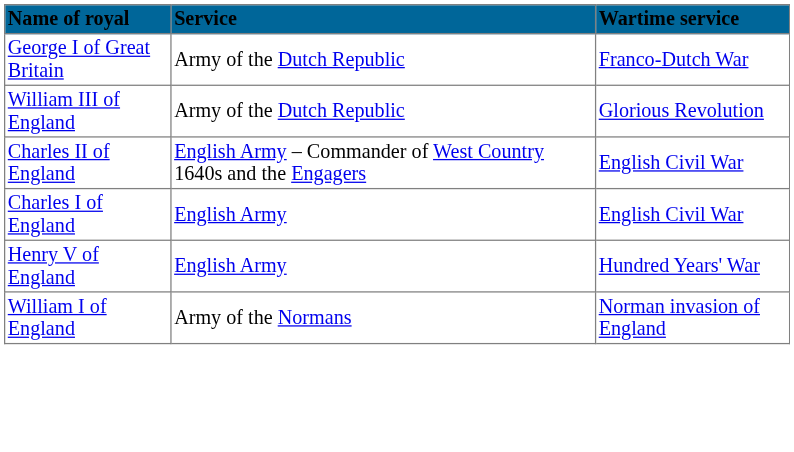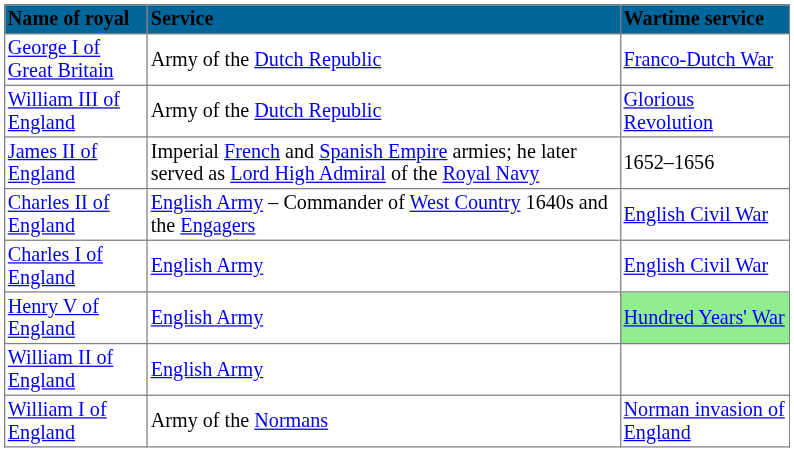+ row: (53, 162)
(679, 265) no background -> (704, 317) lightgreen background
+ row: (61, 369)
